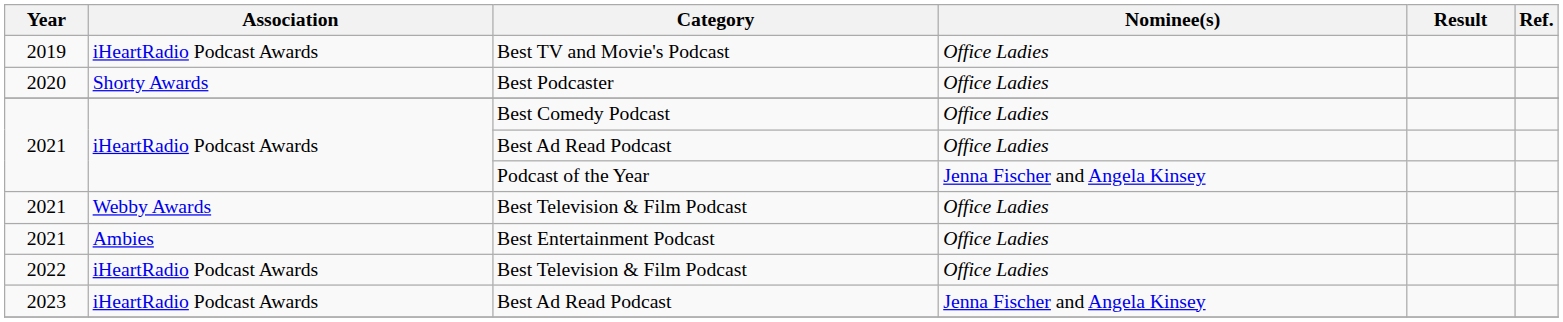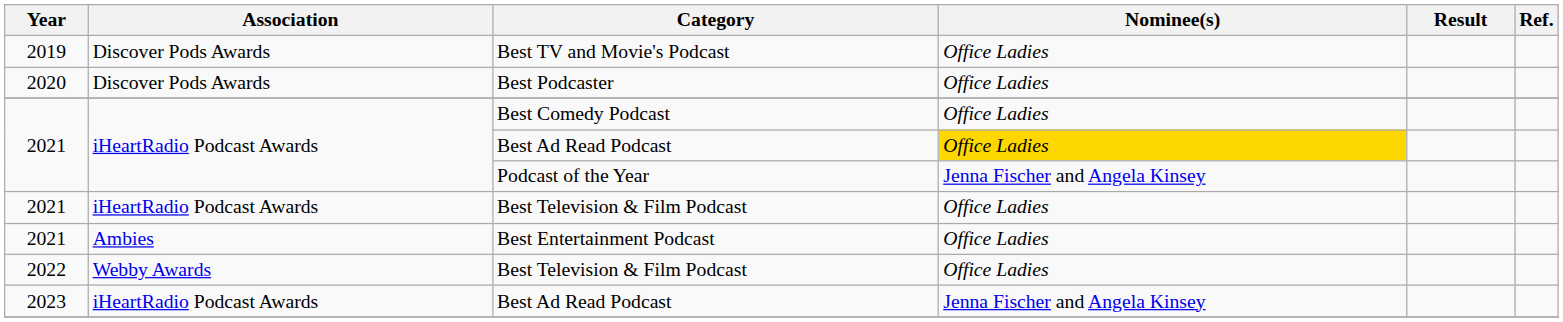(205, 51) iHeartRadio Podcast Awards -> (181, 51) Discover Pods Awards
(151, 82) Shorty Awards -> (181, 82) Discover Pods Awards
(996, 144) no background -> (996, 144) gold background
(152, 207) Webby Awards -> (205, 207) iHeartRadio Podcast Awards
(205, 269) iHeartRadio Podcast Awards -> (152, 269) Webby Awards
